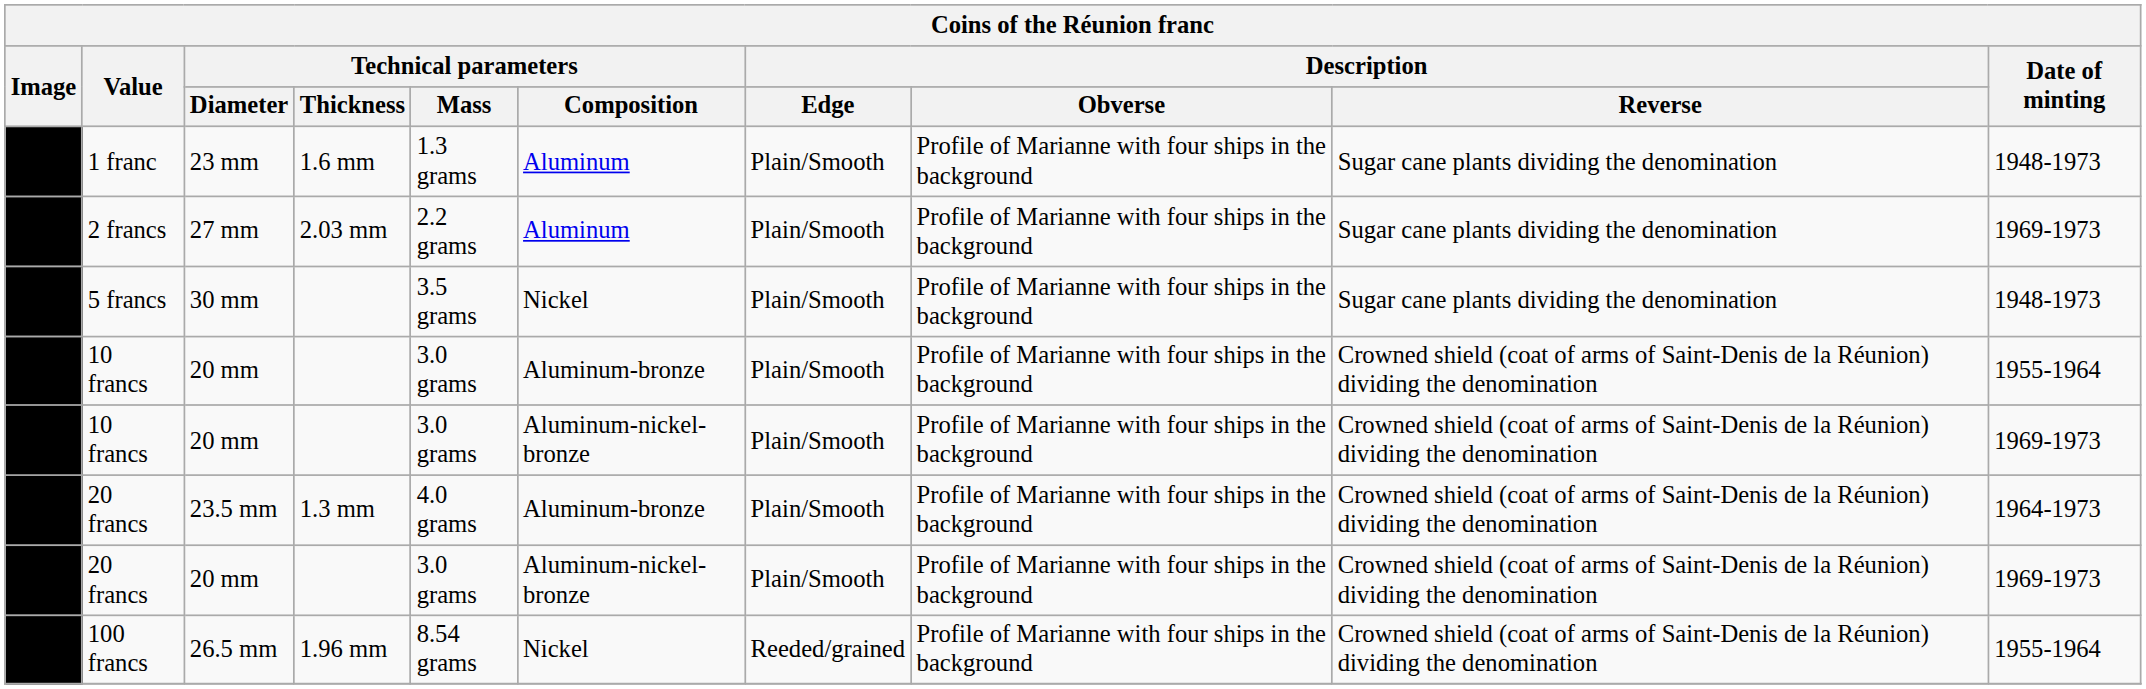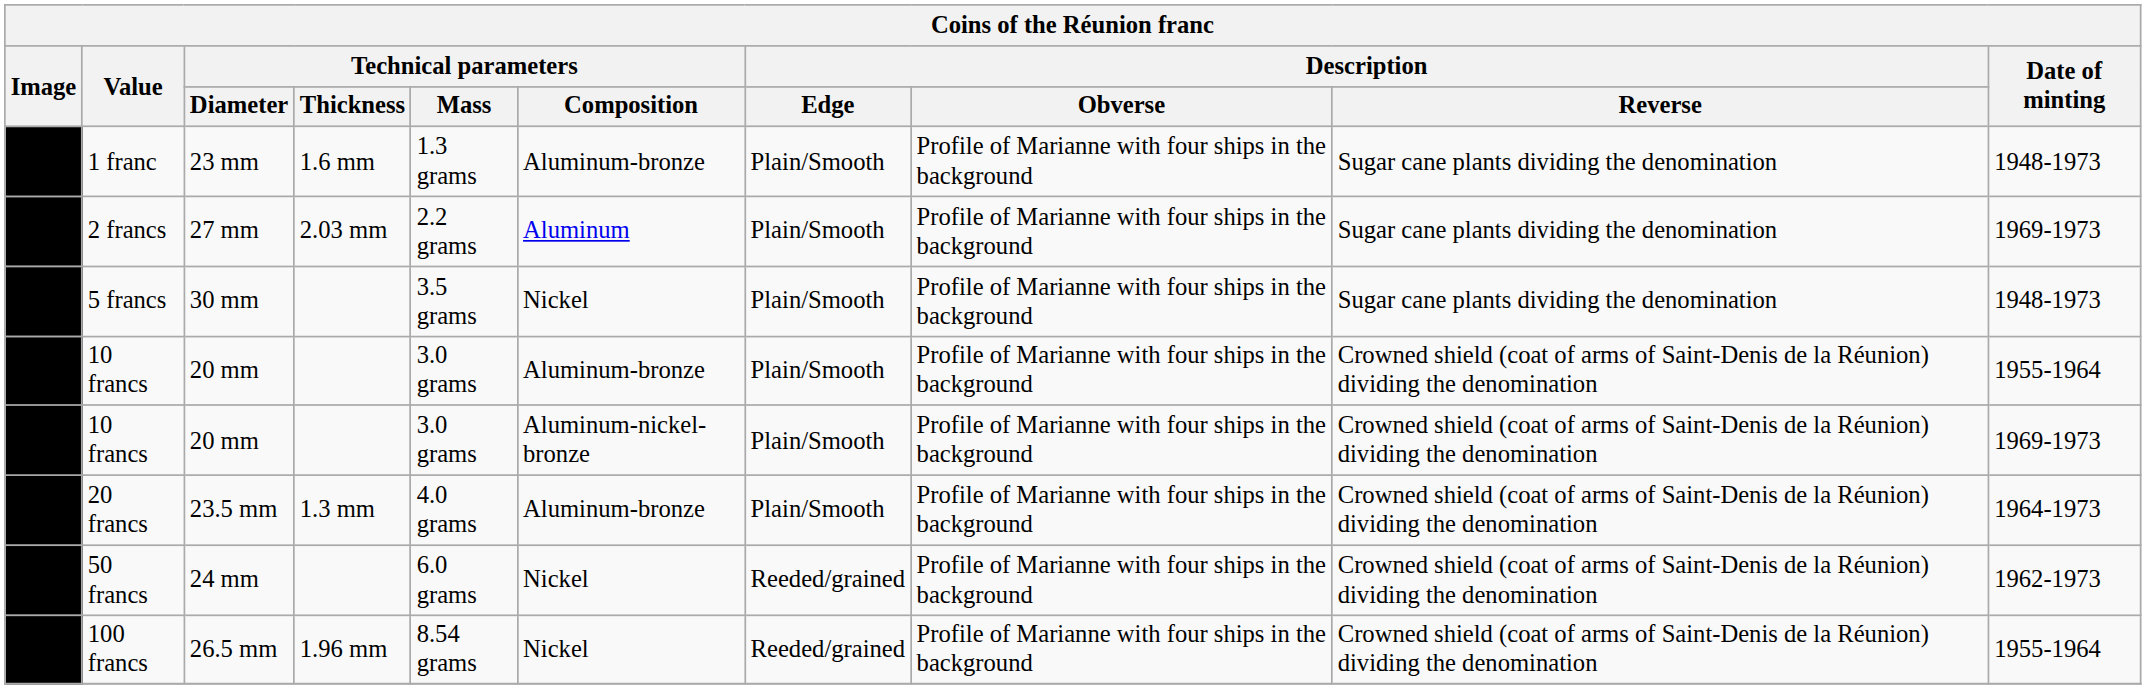(576, 161) Aluminum -> (614, 161) Aluminum-bronze
- row: (118, 579)
+ row: (118, 579)
